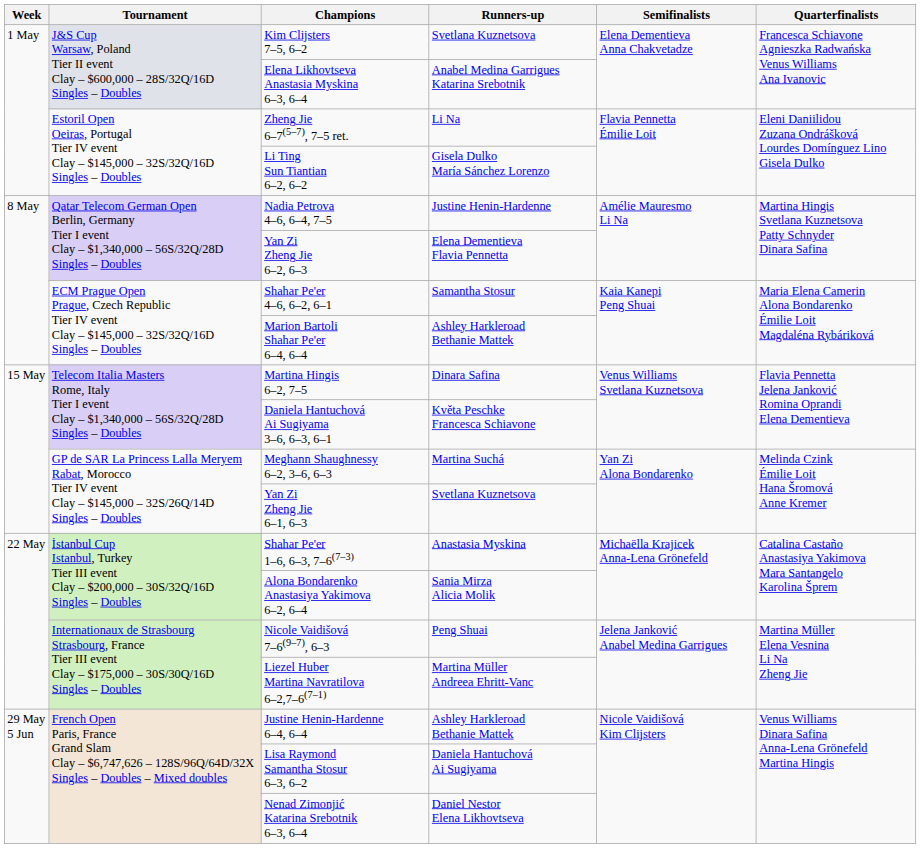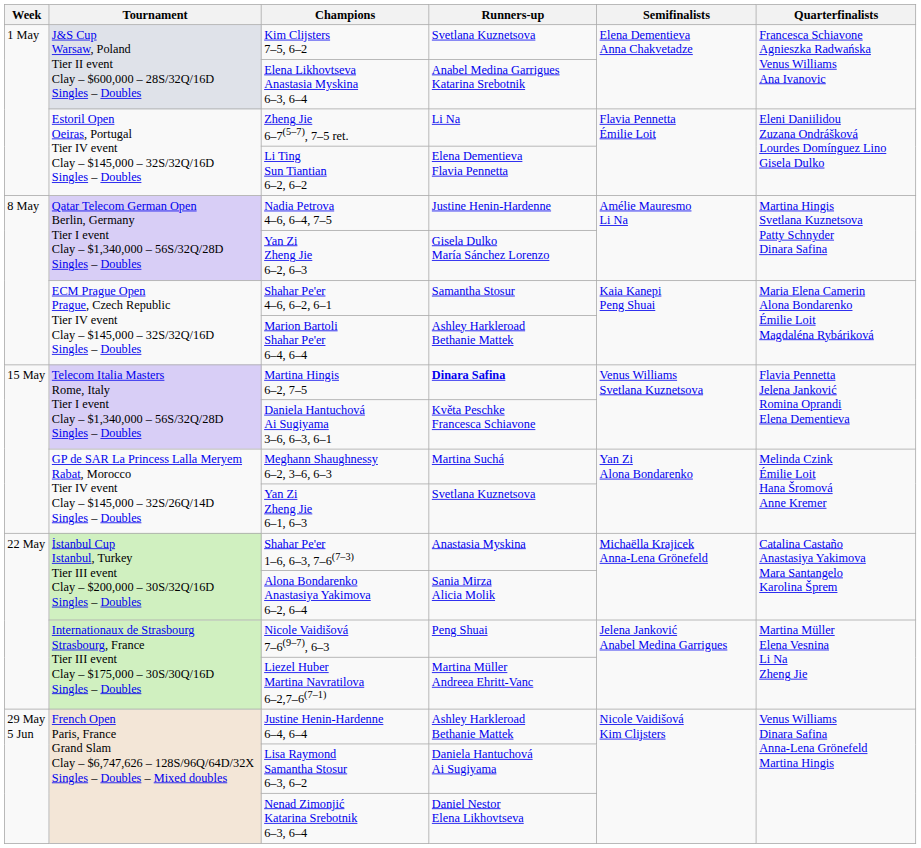(491, 164) Gisela Dulko María Sánchez Lorenzo -> (477, 164) Elena Dementieva Flavia Pennetta
(477, 248) Elena Dementieva Flavia Pennetta -> (491, 248) Gisela Dulko María Sánchez Lorenzo
(466, 374) normal -> (469, 374) bold
